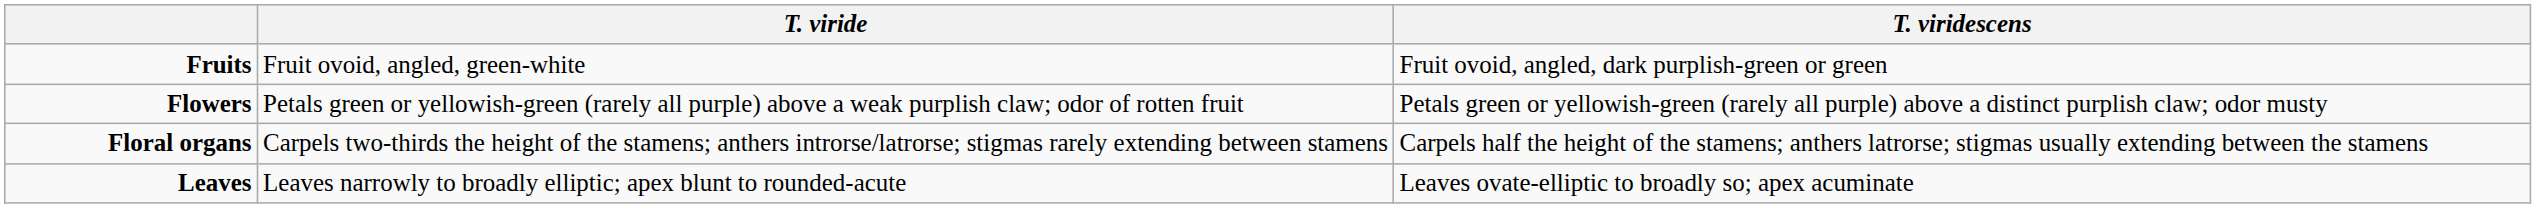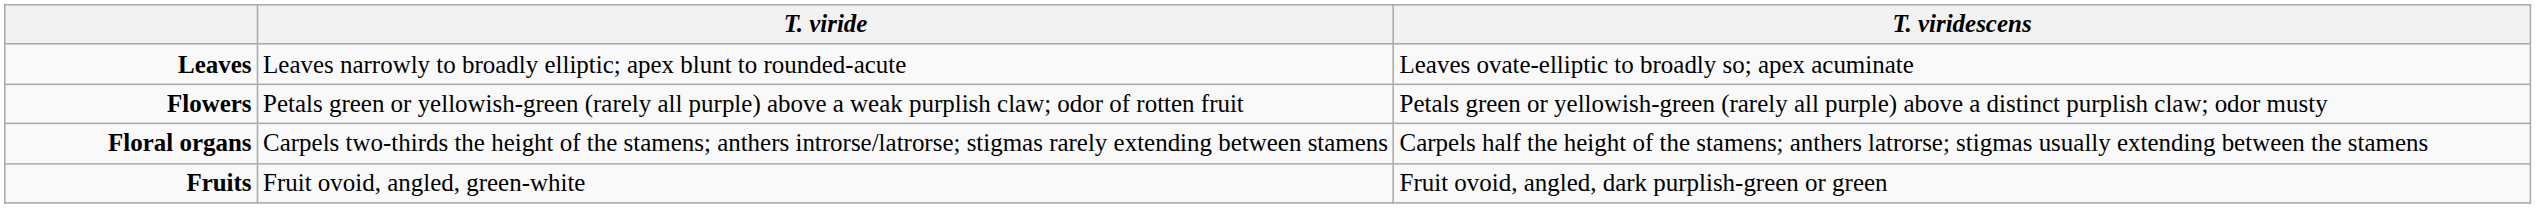rows swapped: (215, 182) <-> (219, 63)
